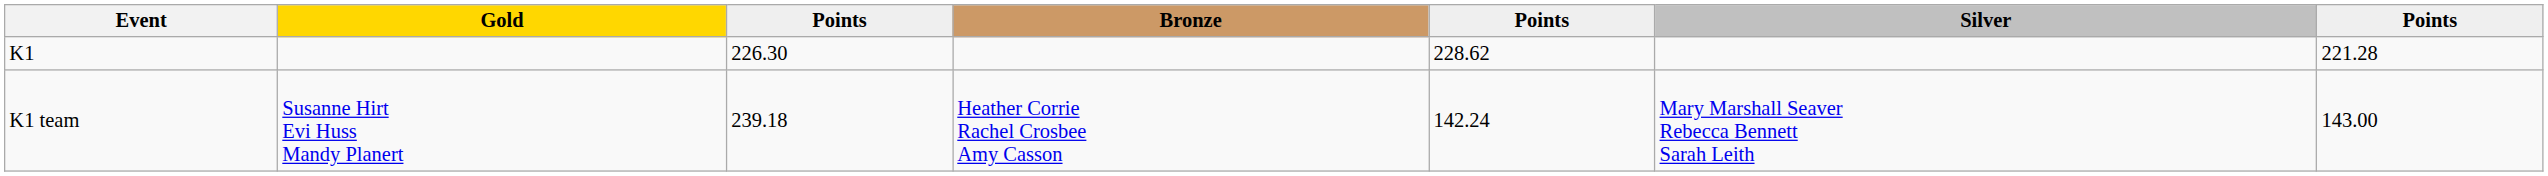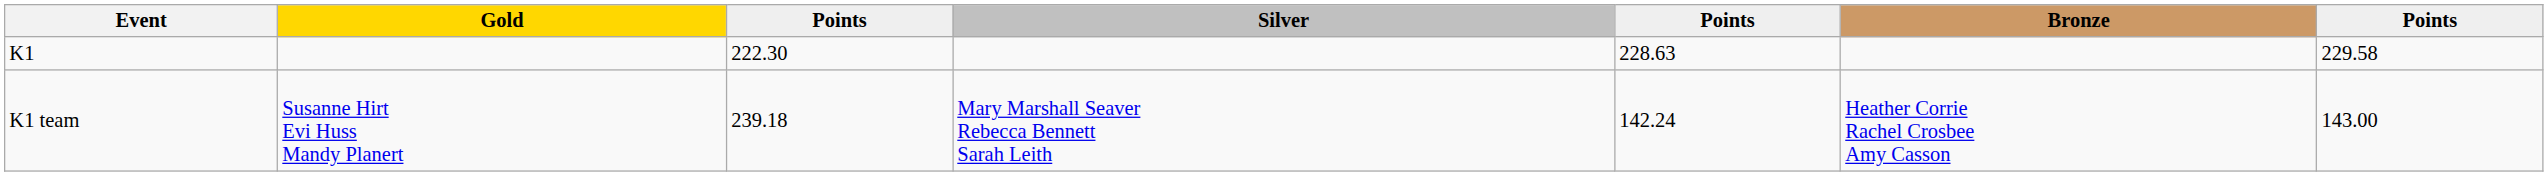columns swapped: (1986, 20) <-> (1191, 20)
(759, 53) 226.30 -> (759, 53) 222.30
(1462, 53) 228.62 -> (1647, 53) 228.63
(2350, 53) 221.28 -> (2350, 53) 229.58
